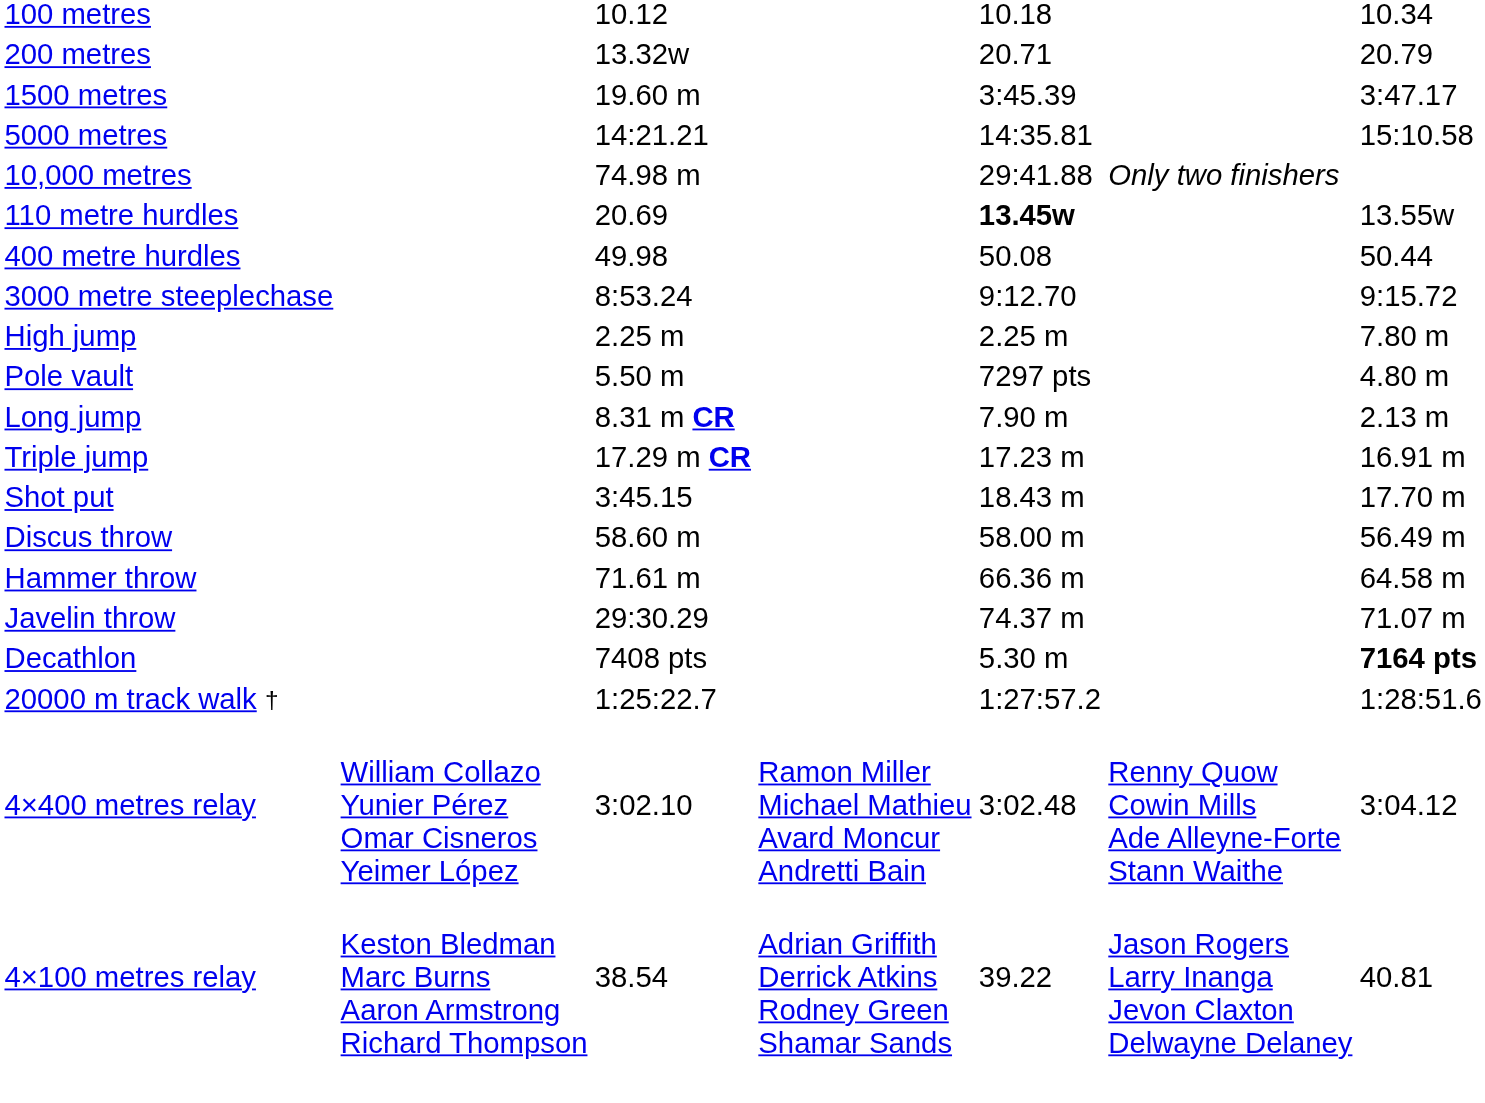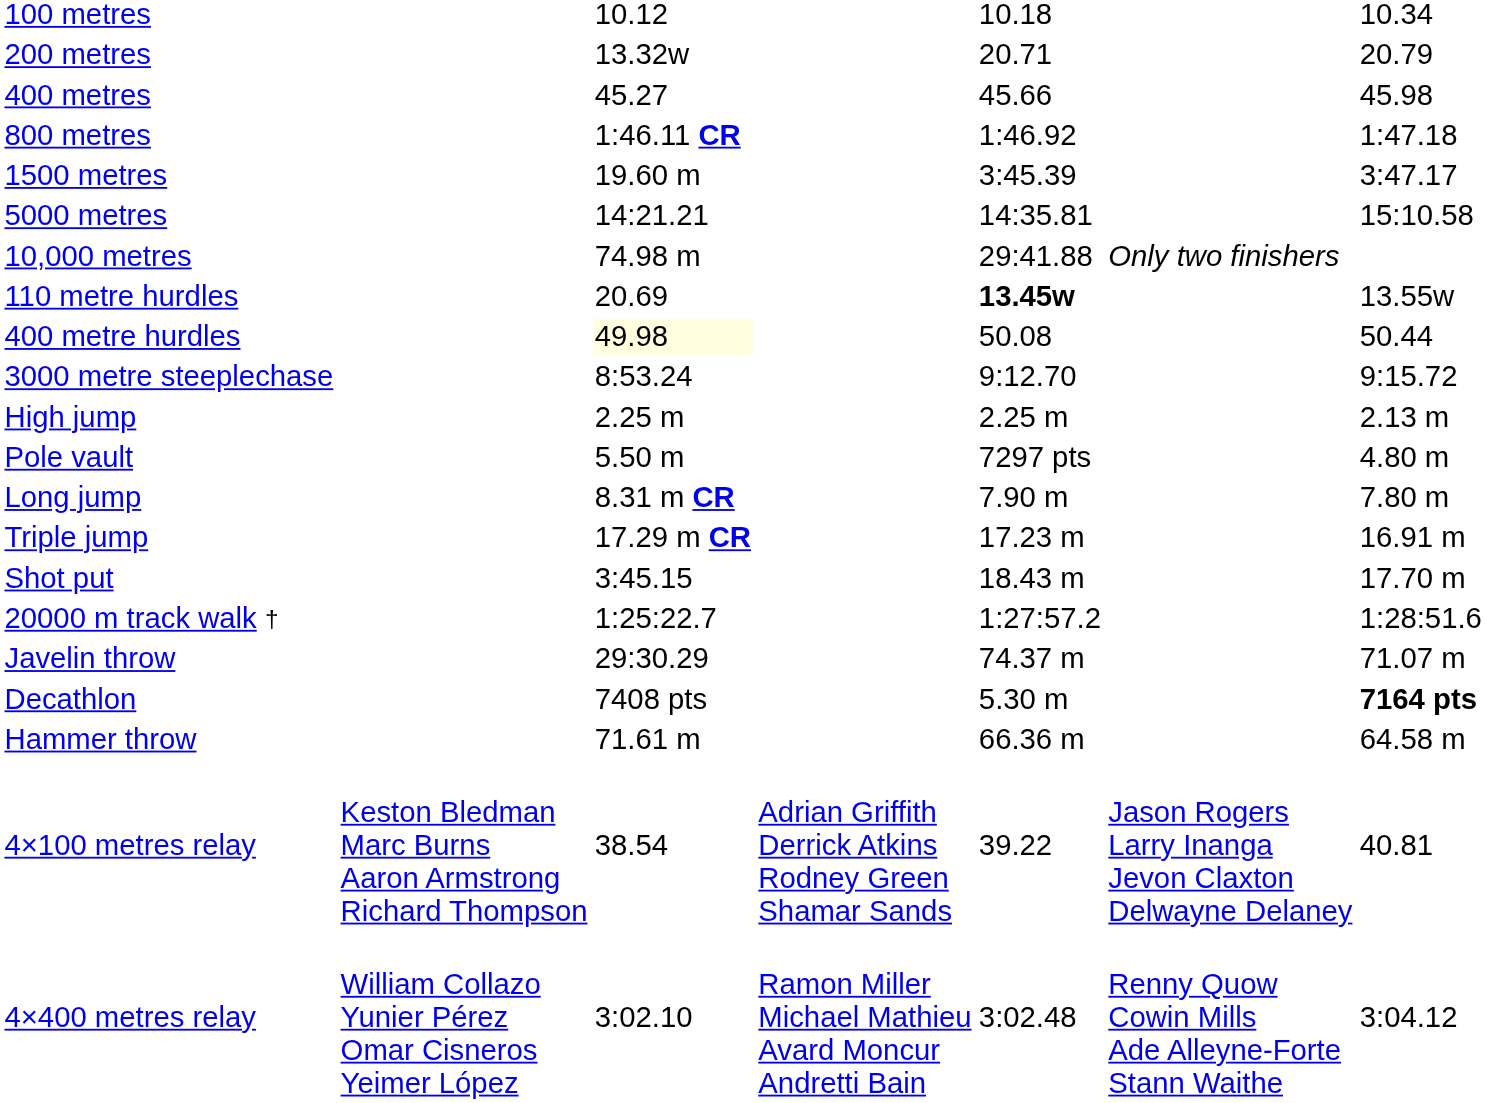+ row: (78, 95)
+ row: (78, 135)
(631, 256) no background -> (631, 336) lightyellow background
(1405, 336) 7.80 m -> (1405, 417) 2.13 m
(1405, 417) 2.13 m -> (1405, 497) 7.80 m
- row: (88, 537)
rows swapped: (100, 578) <-> (141, 698)
rows swapped: (130, 977) <-> (130, 805)
